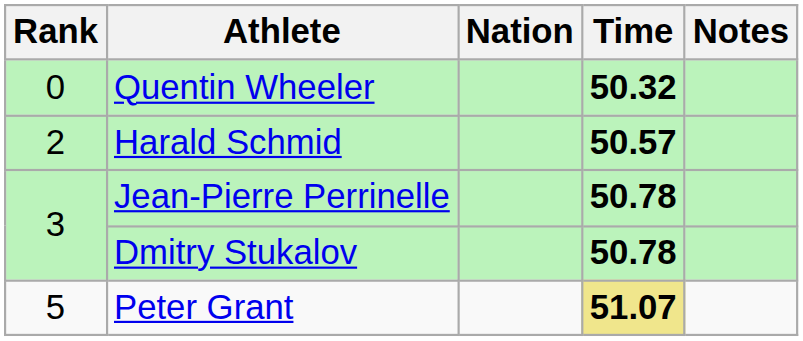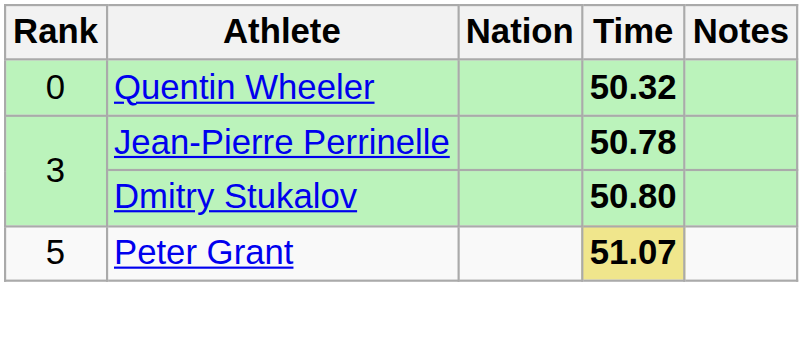- row: (228, 142)
(633, 252) 50.78 -> (633, 197) 50.80
